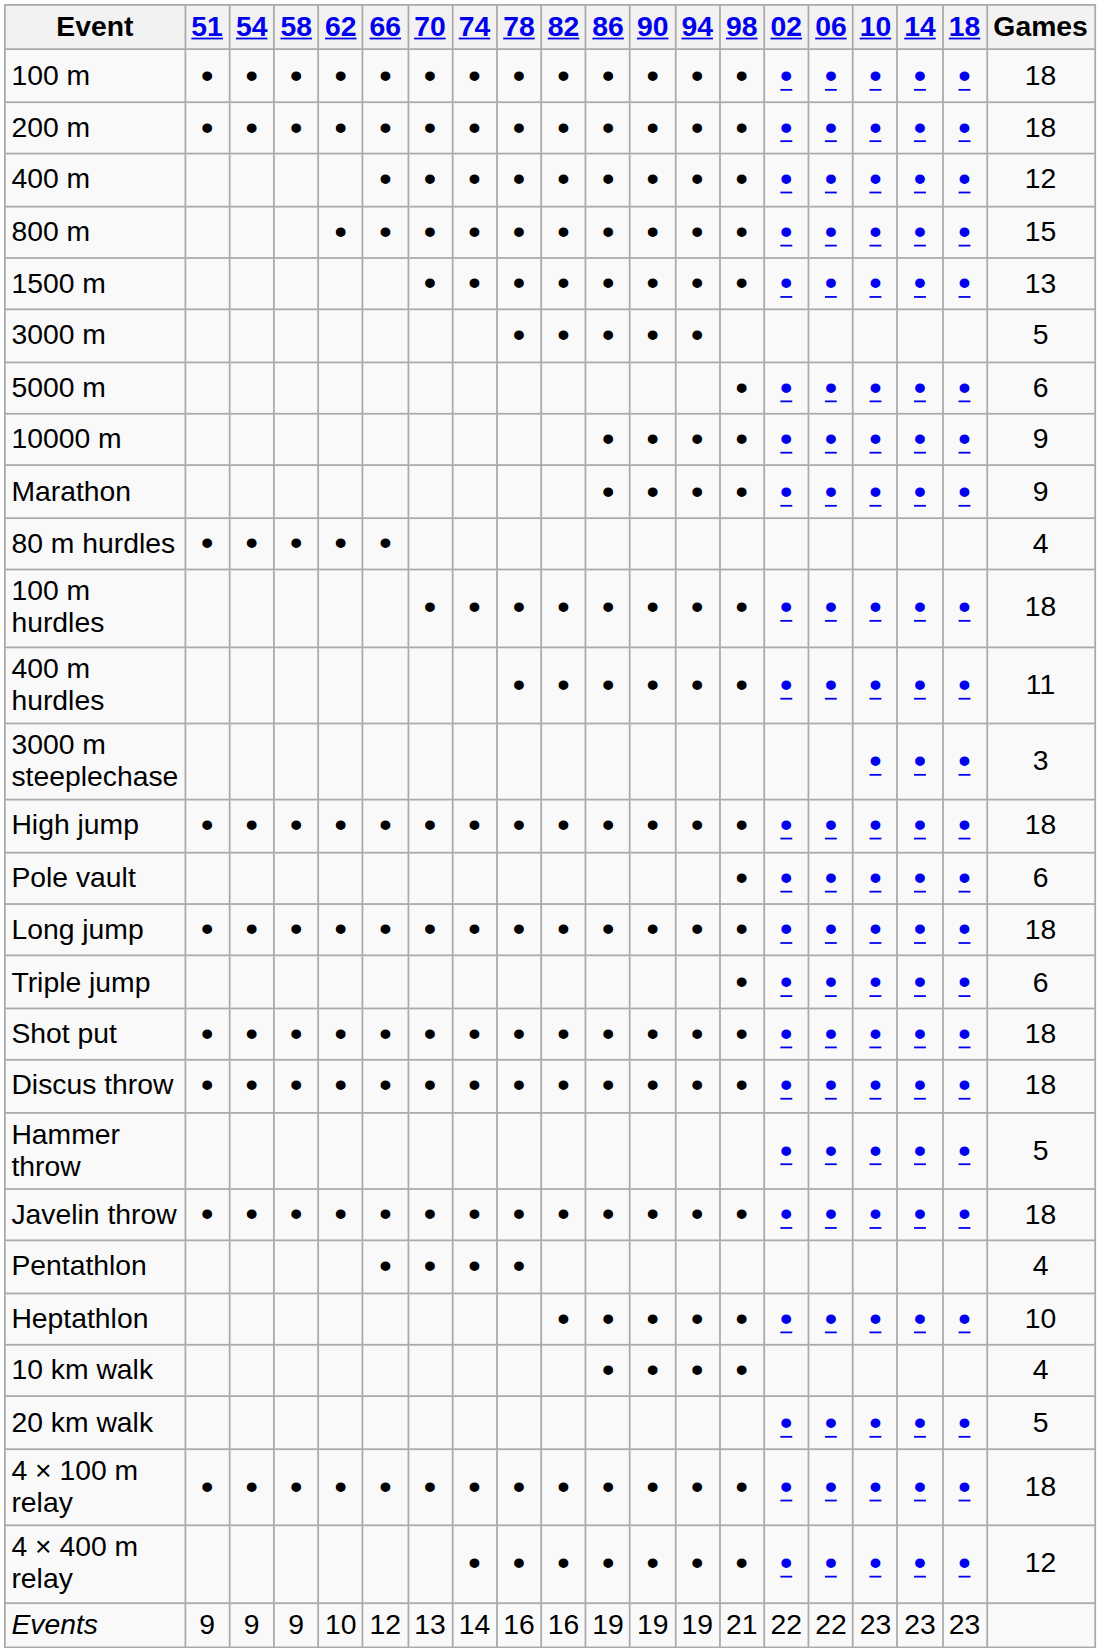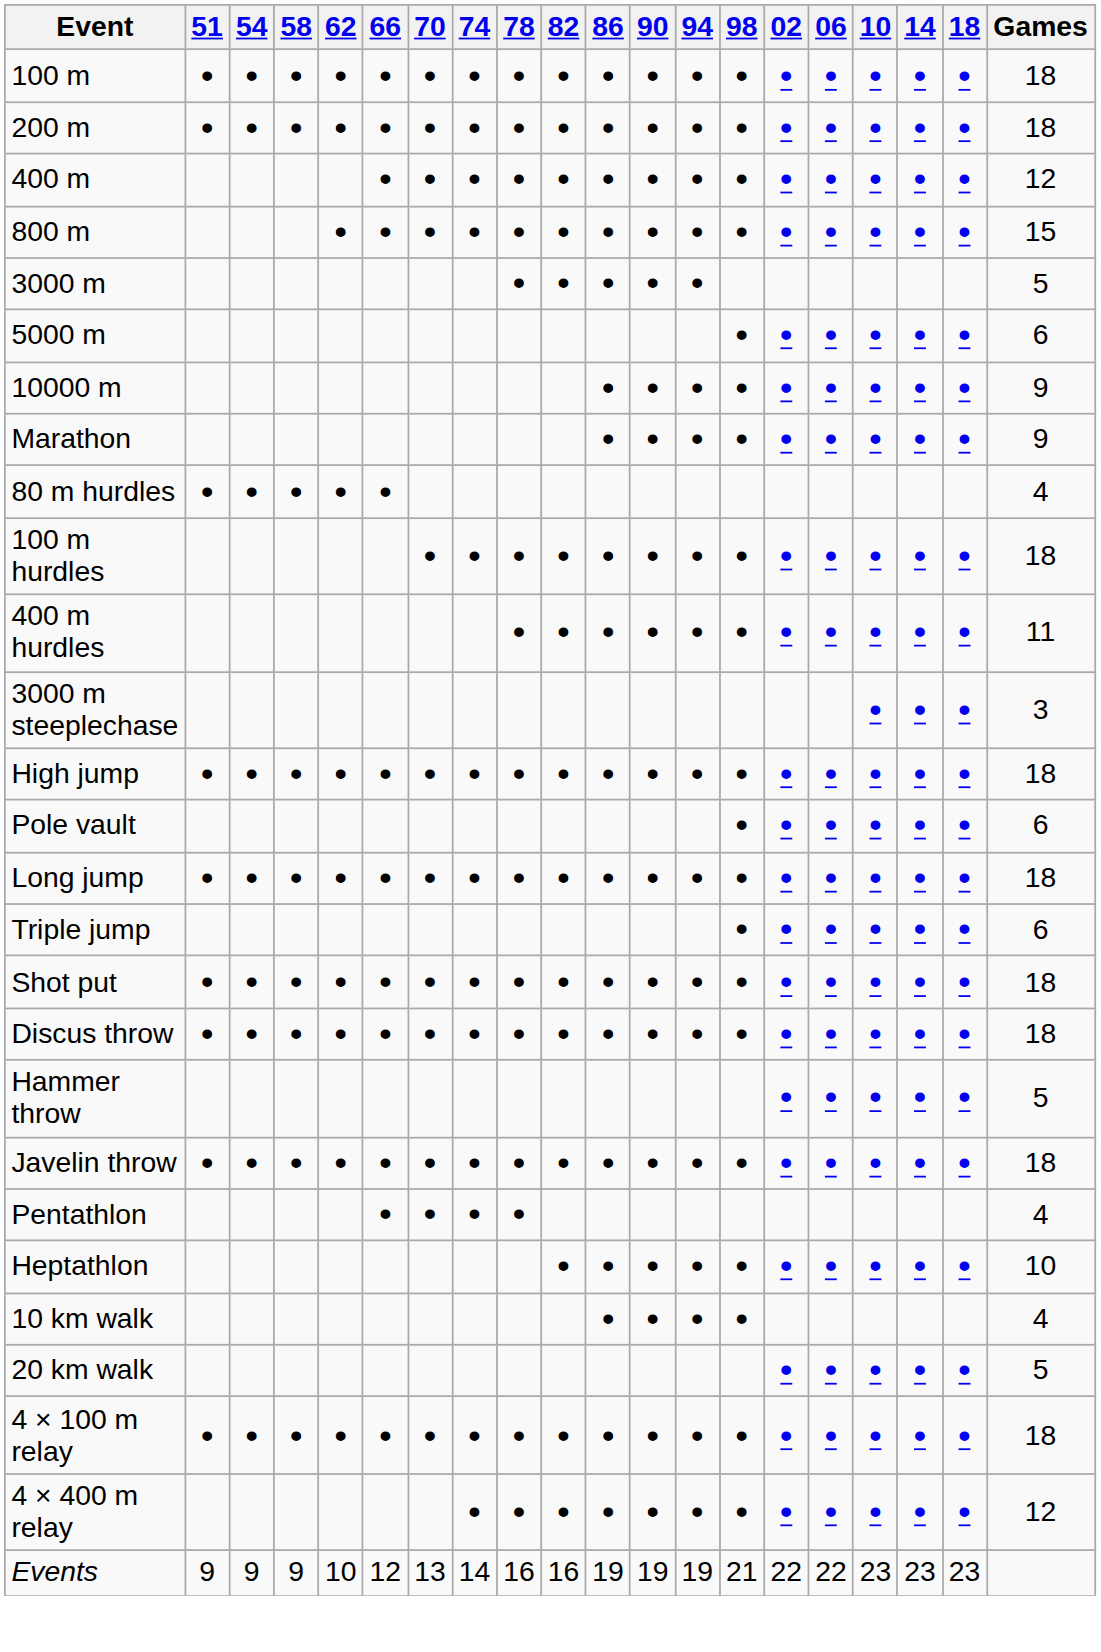- row: (59, 283)
